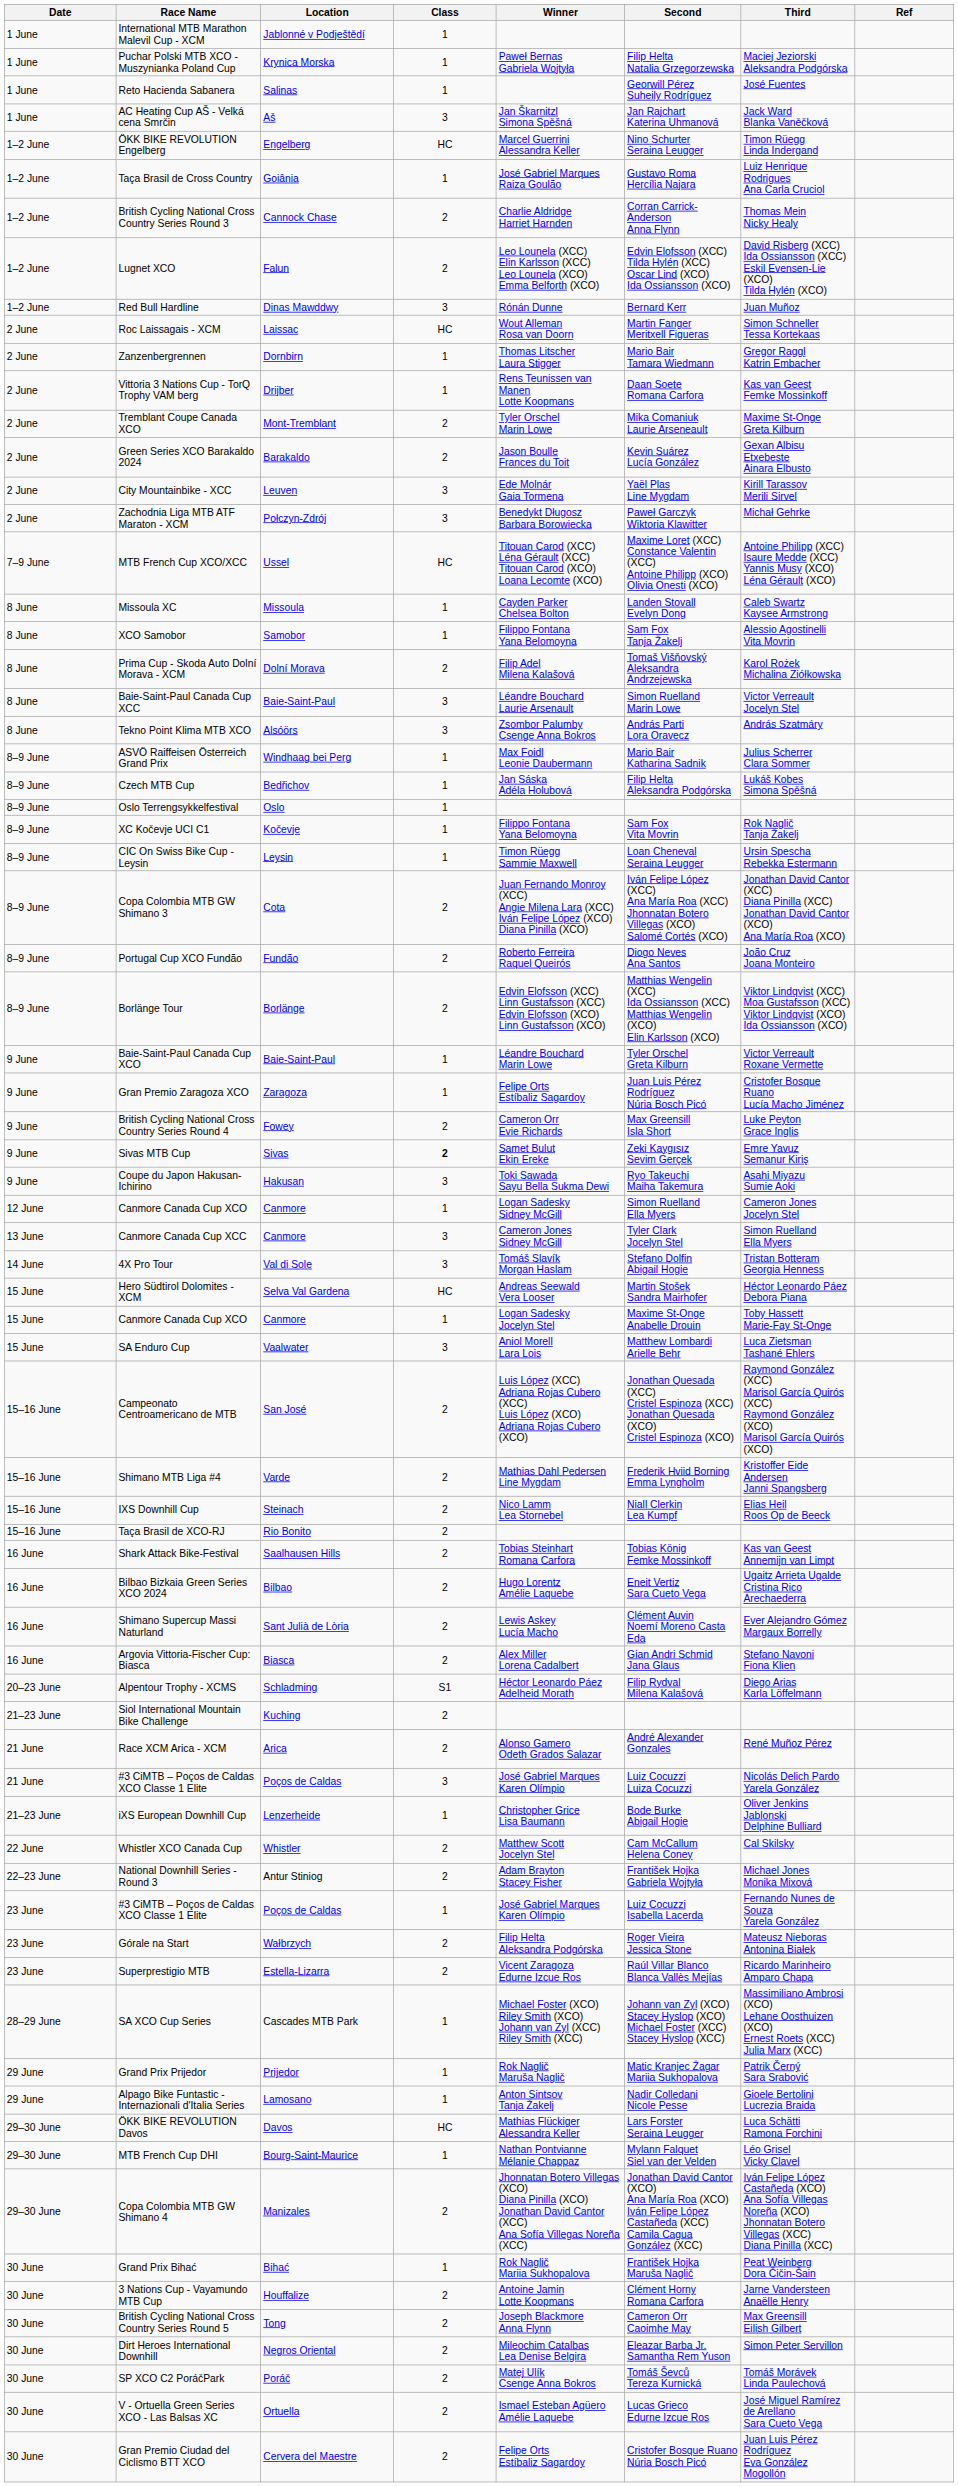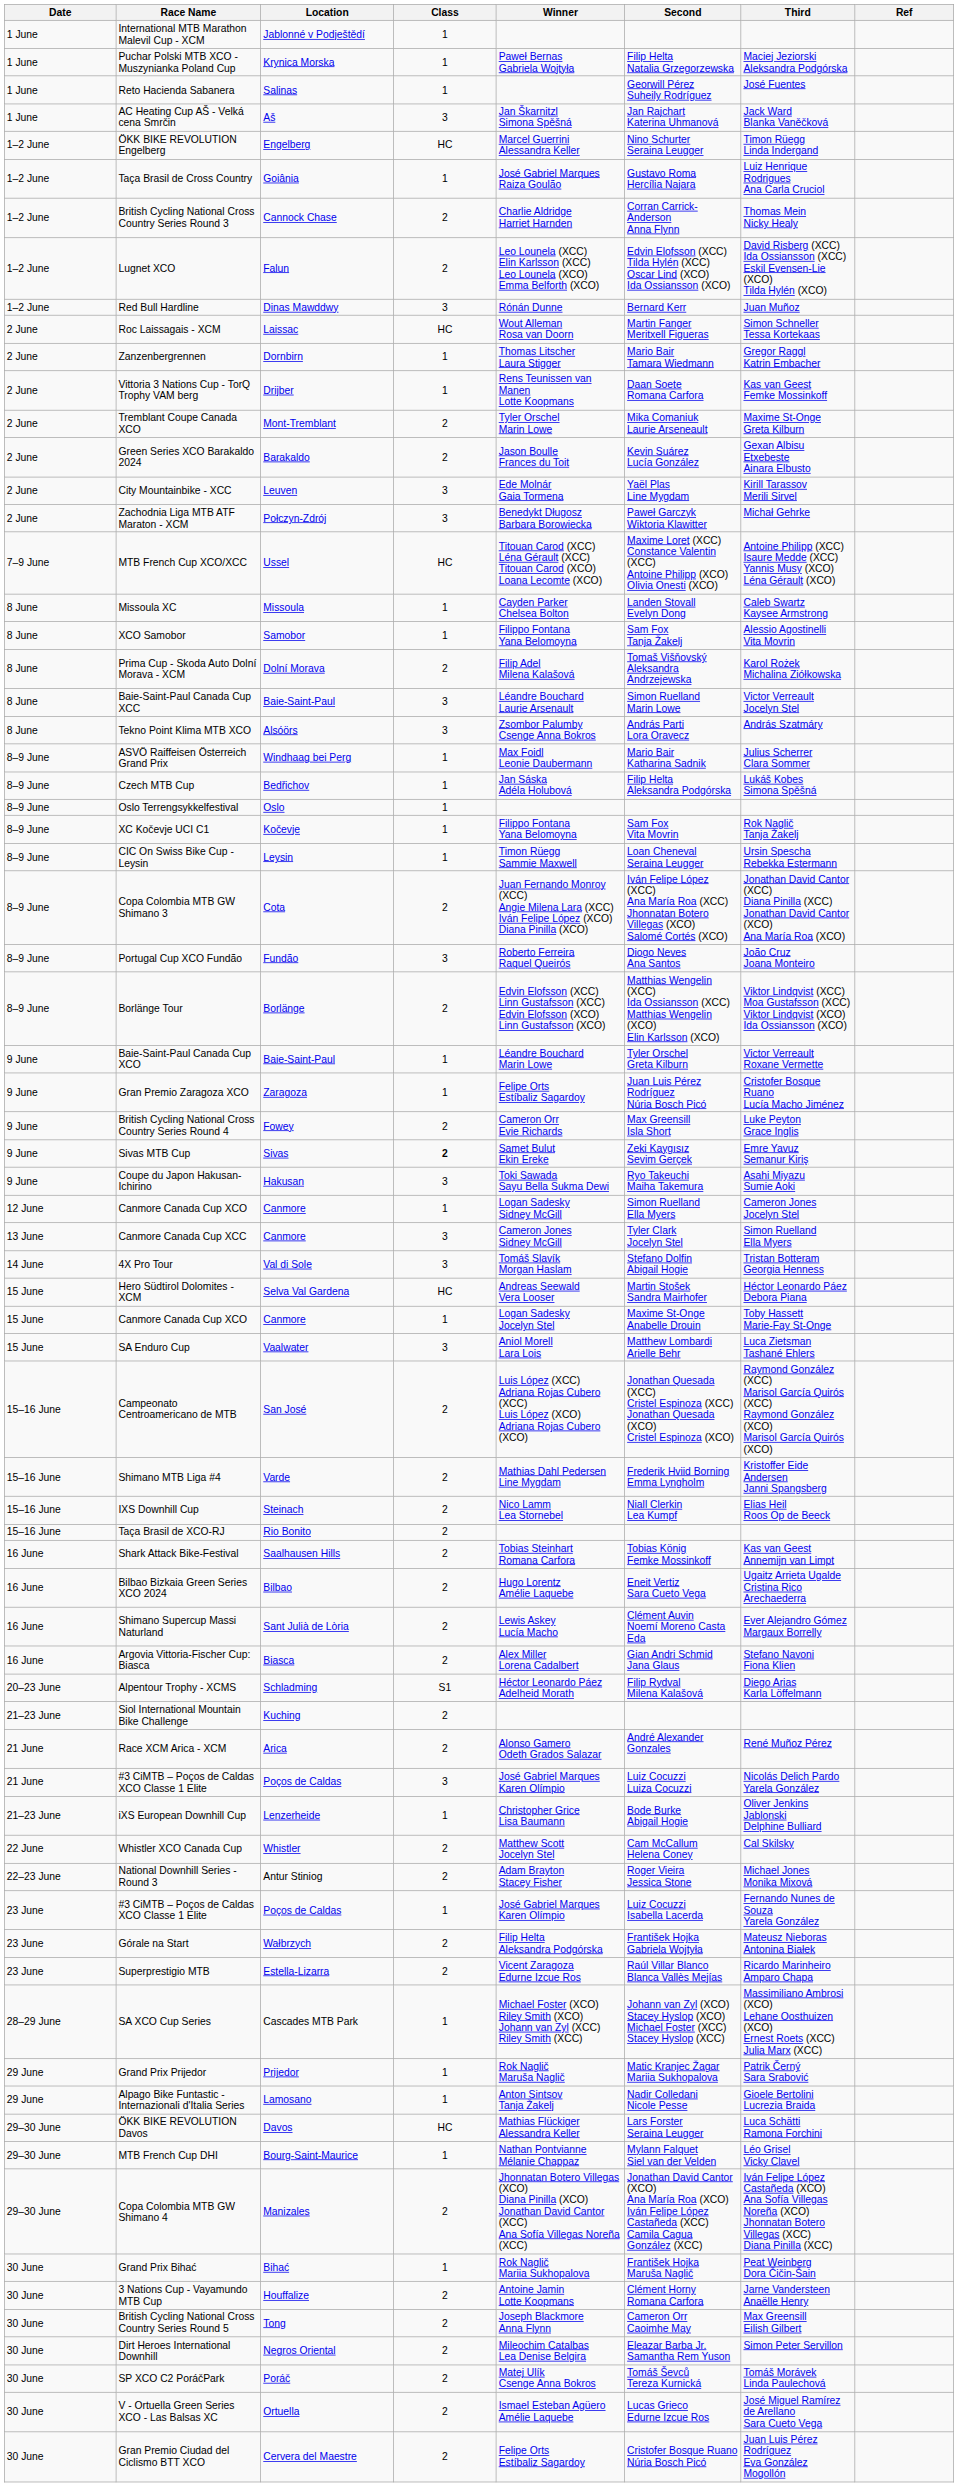(445, 958) 2 -> (445, 958) 3
(665, 1876) František Hojka Gabriela Wojtyła -> (659, 1876) Roger Vieira Jessica Stone
(659, 1943) Roger Vieira Jessica Stone -> (665, 1943) František Hojka Gabriela Wojtyła
